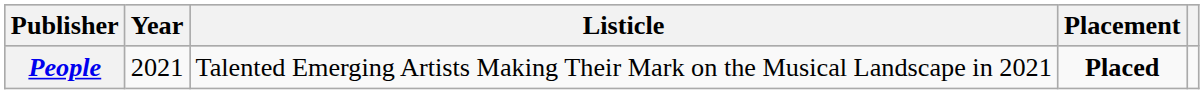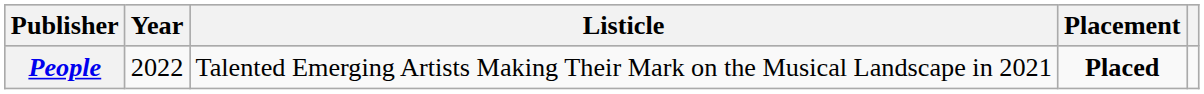(157, 66) 2021 -> (157, 66) 2022
